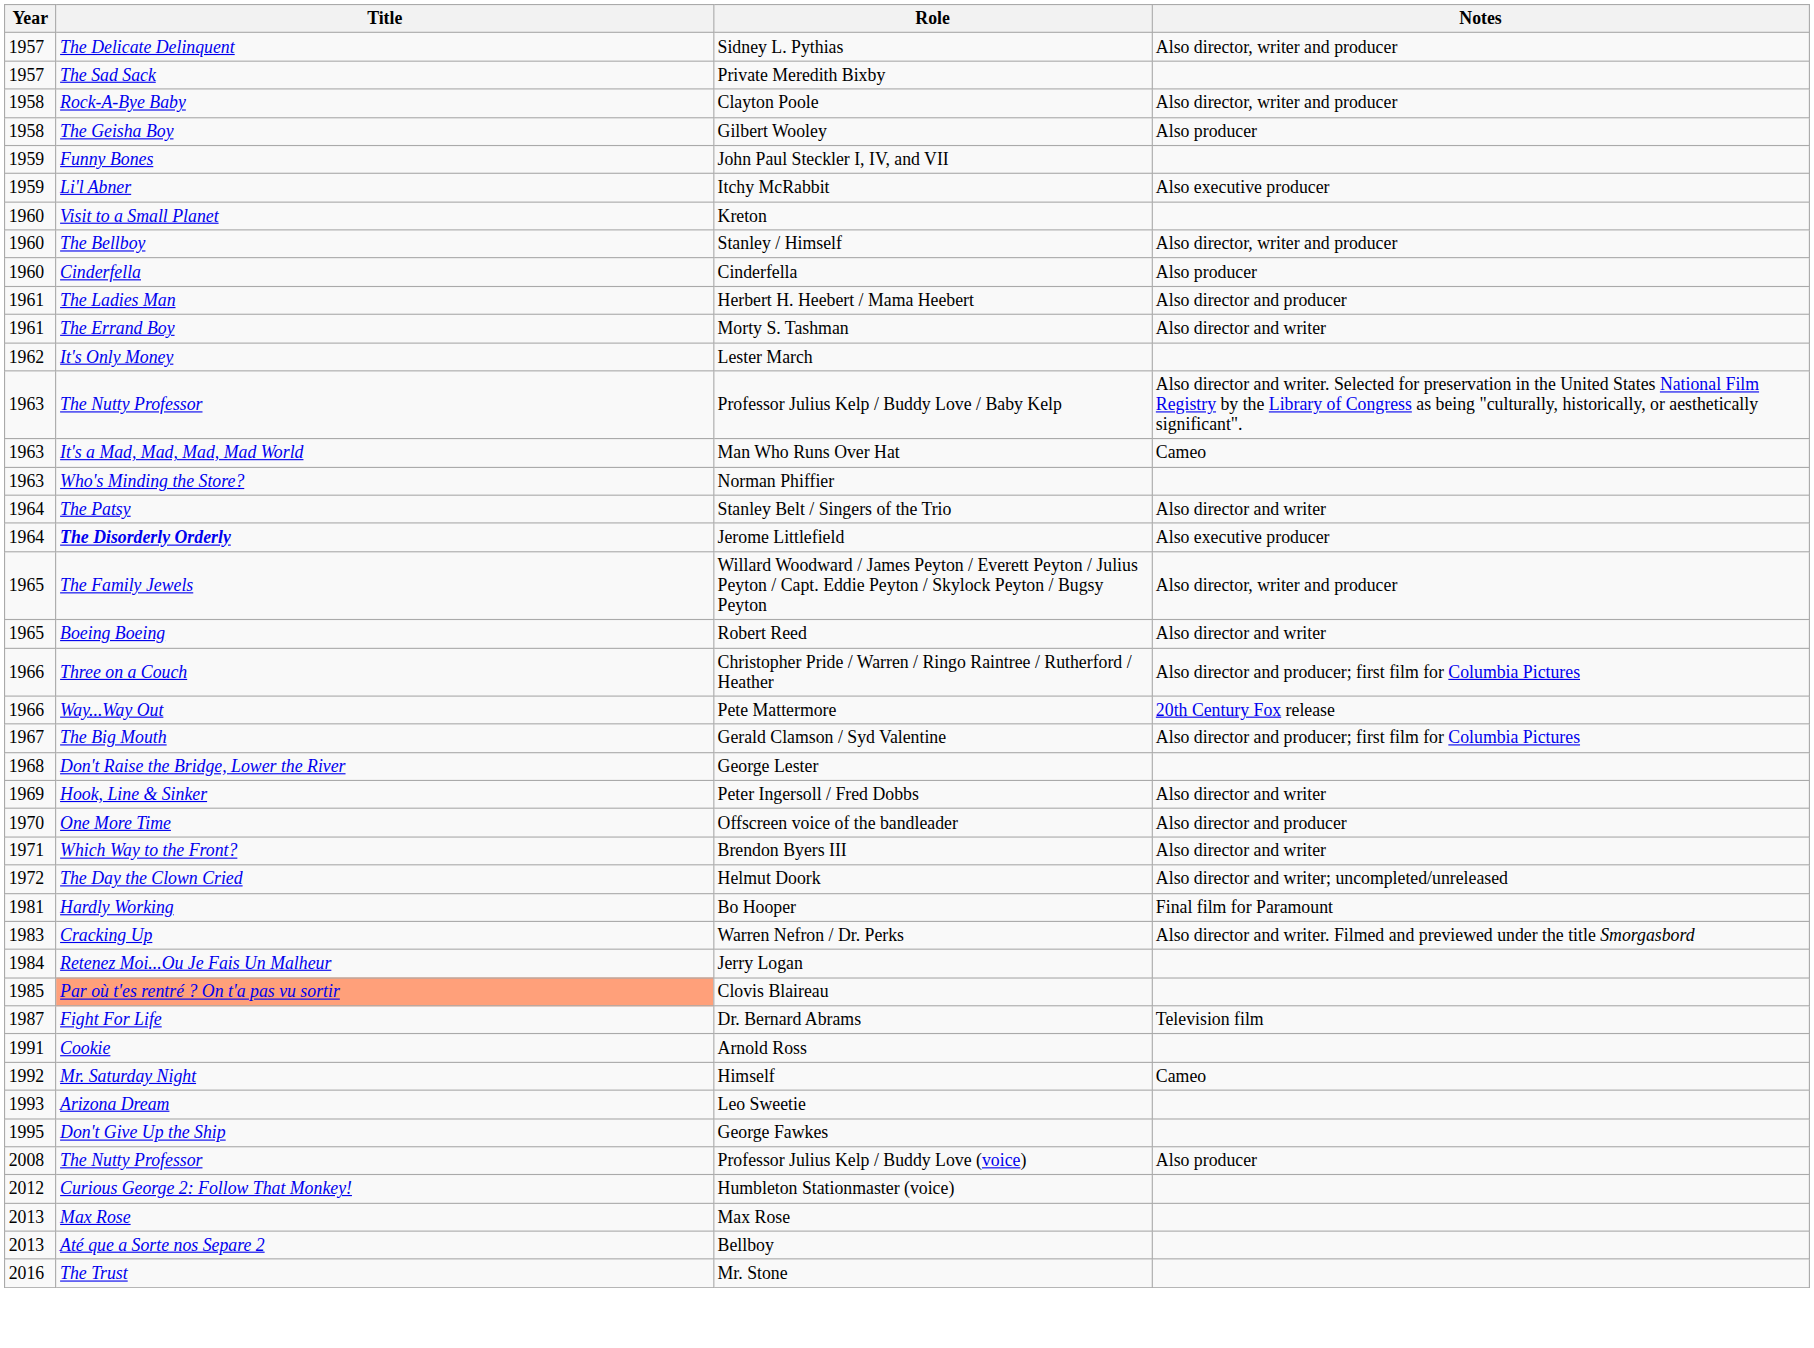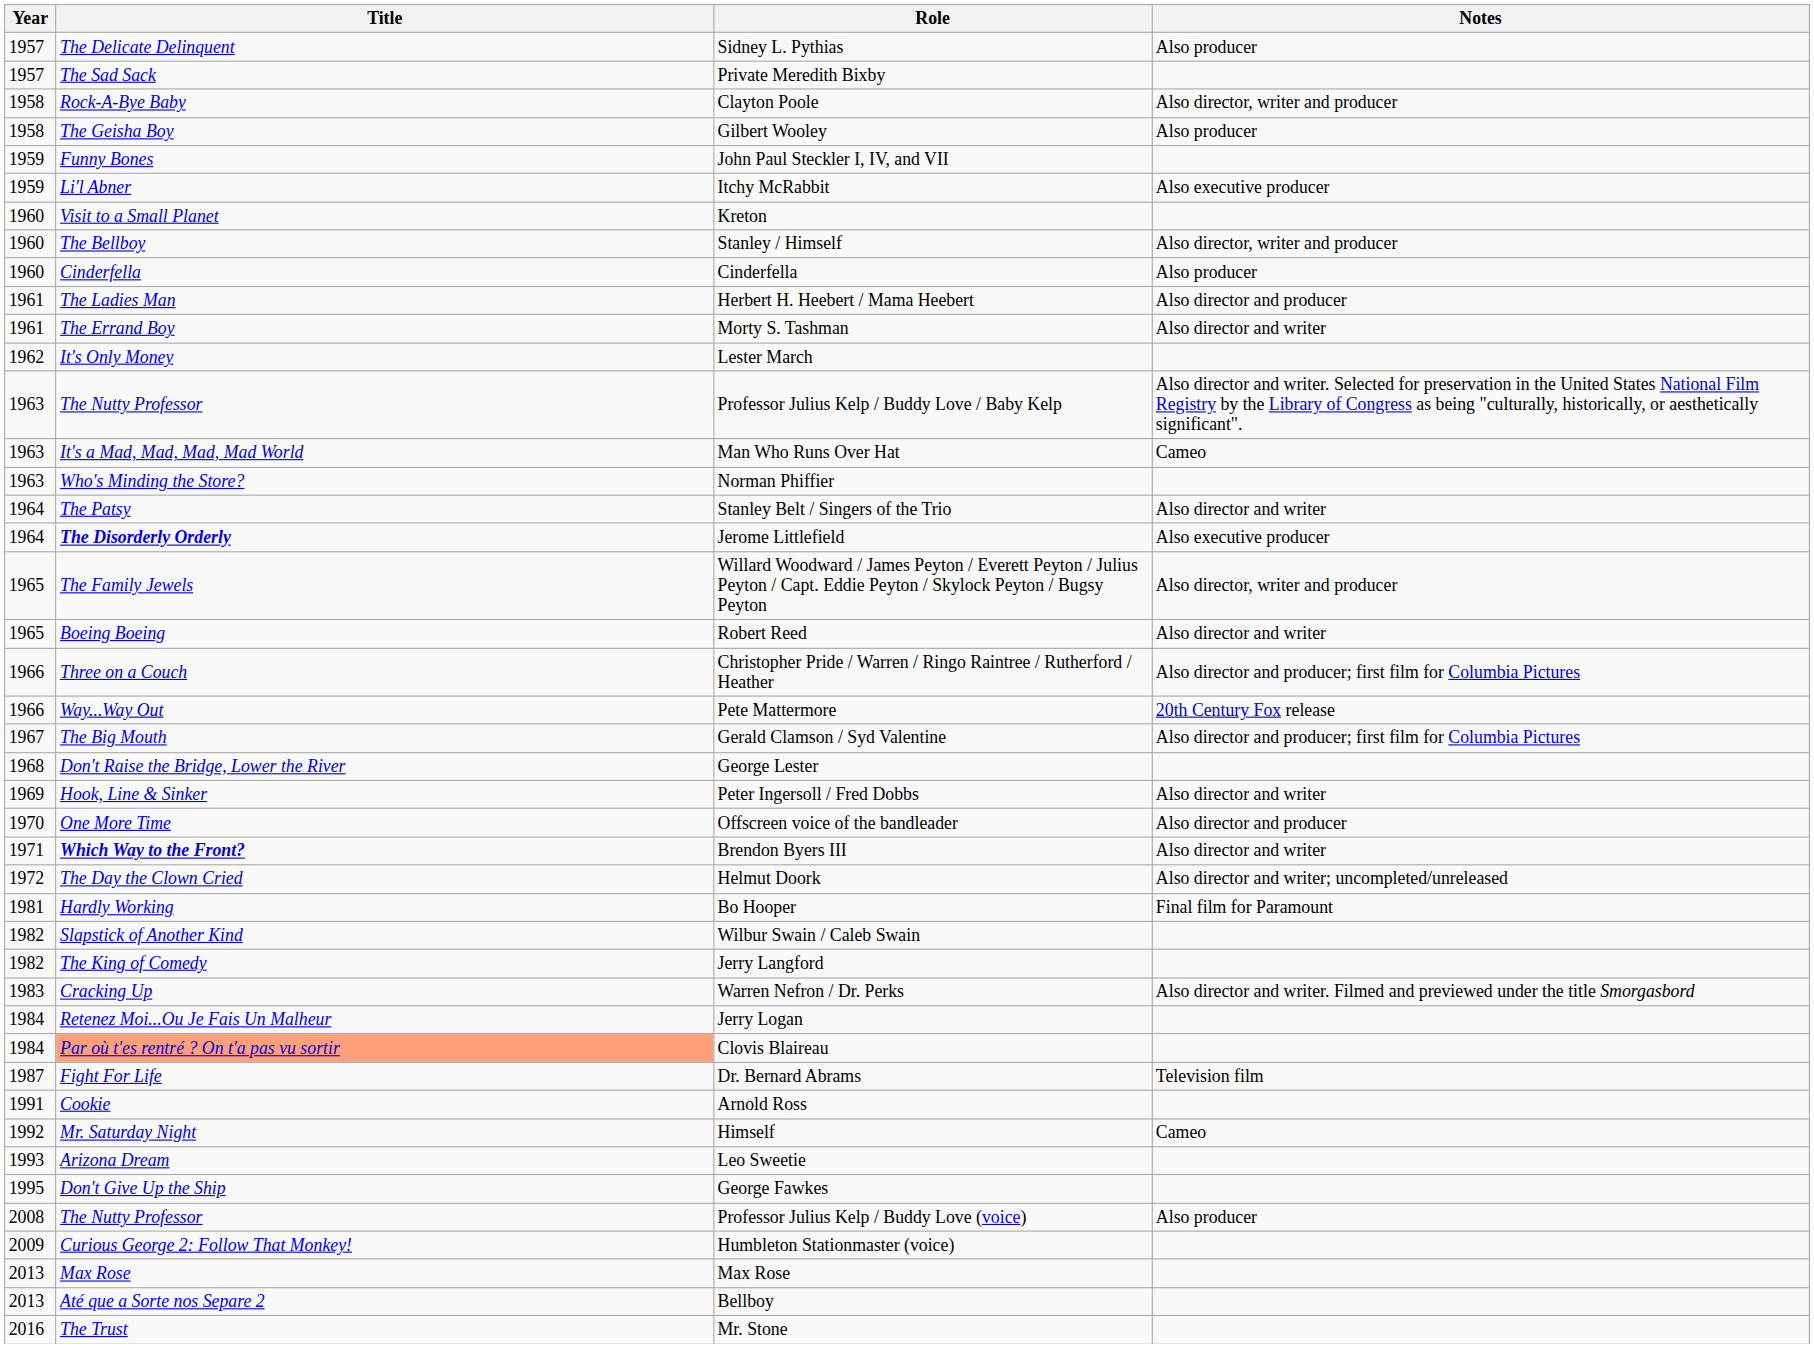(1277, 46) Also director, writer and producer -> (1206, 46) Also producer
(149, 850) normal -> (153, 850) bold
+ row: (819, 935)
+ row: (771, 963)
(26, 991) 1985 -> (26, 1047) 1984
(26, 1188) 2012 -> (26, 1245) 2009
